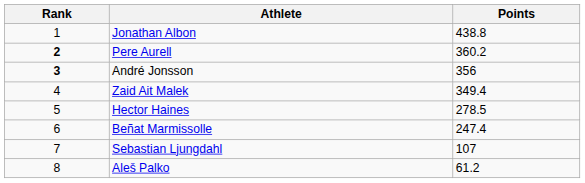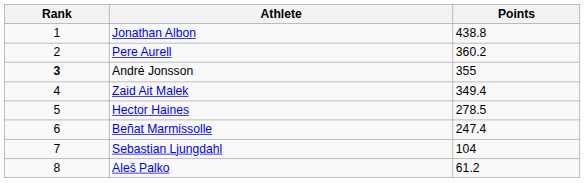(57, 52) bold -> (57, 52) normal
(466, 71) 356 -> (466, 71) 355
(466, 149) 107 -> (466, 149) 104
